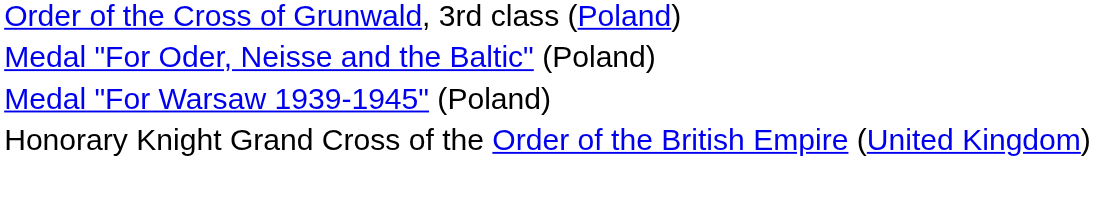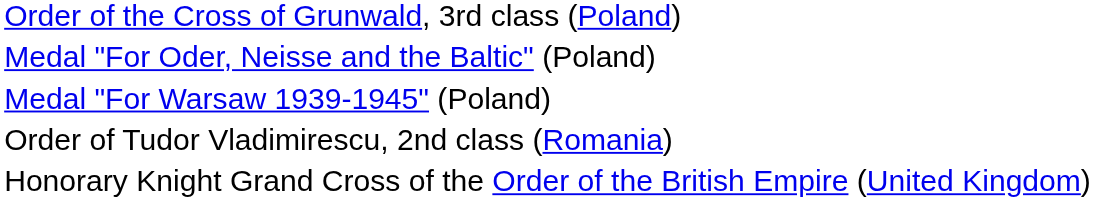+ row: (339, 140)
